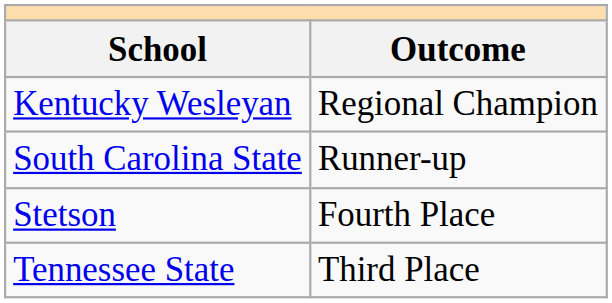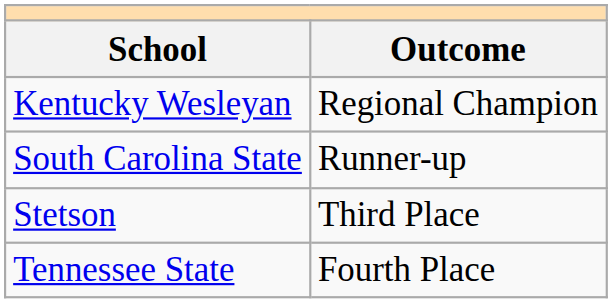(407, 214) Fourth Place -> (399, 214) Third Place
(399, 269) Third Place -> (407, 269) Fourth Place
